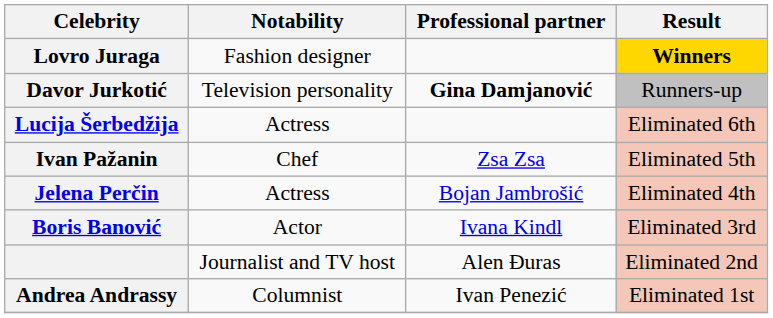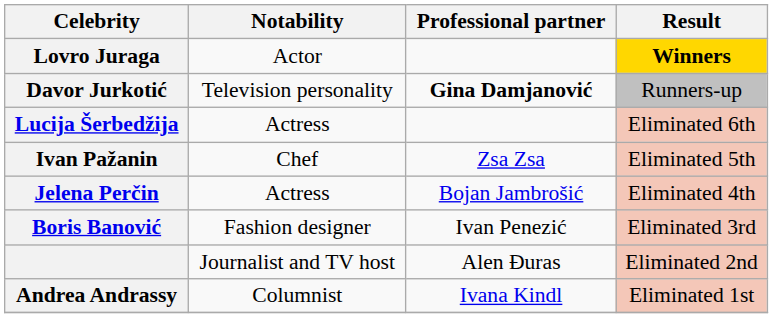(297, 55) Fashion designer -> (297, 55) Actor
(297, 227) Actor -> (297, 227) Fashion designer
(511, 227) Ivana Kindl -> (511, 227) Ivan Penezić
(511, 295) Ivan Penezić -> (511, 295) Ivana Kindl
